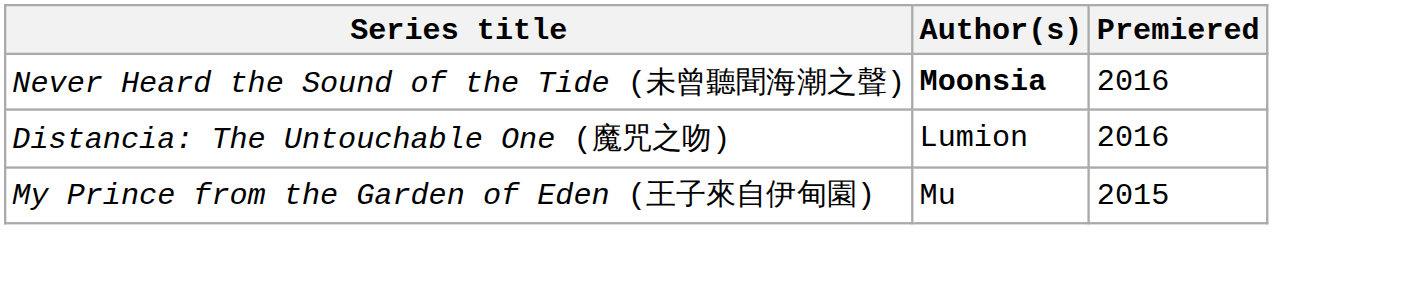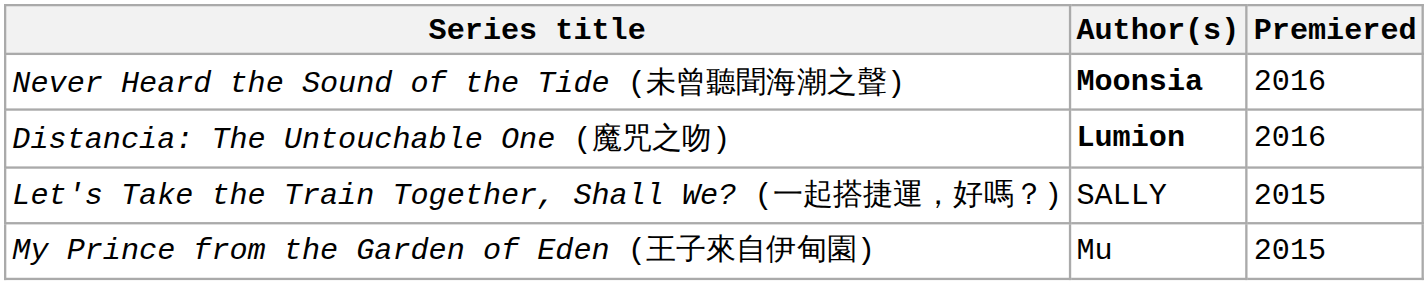(974, 138) normal -> (1131, 138) bold
+ row: (537, 196)
